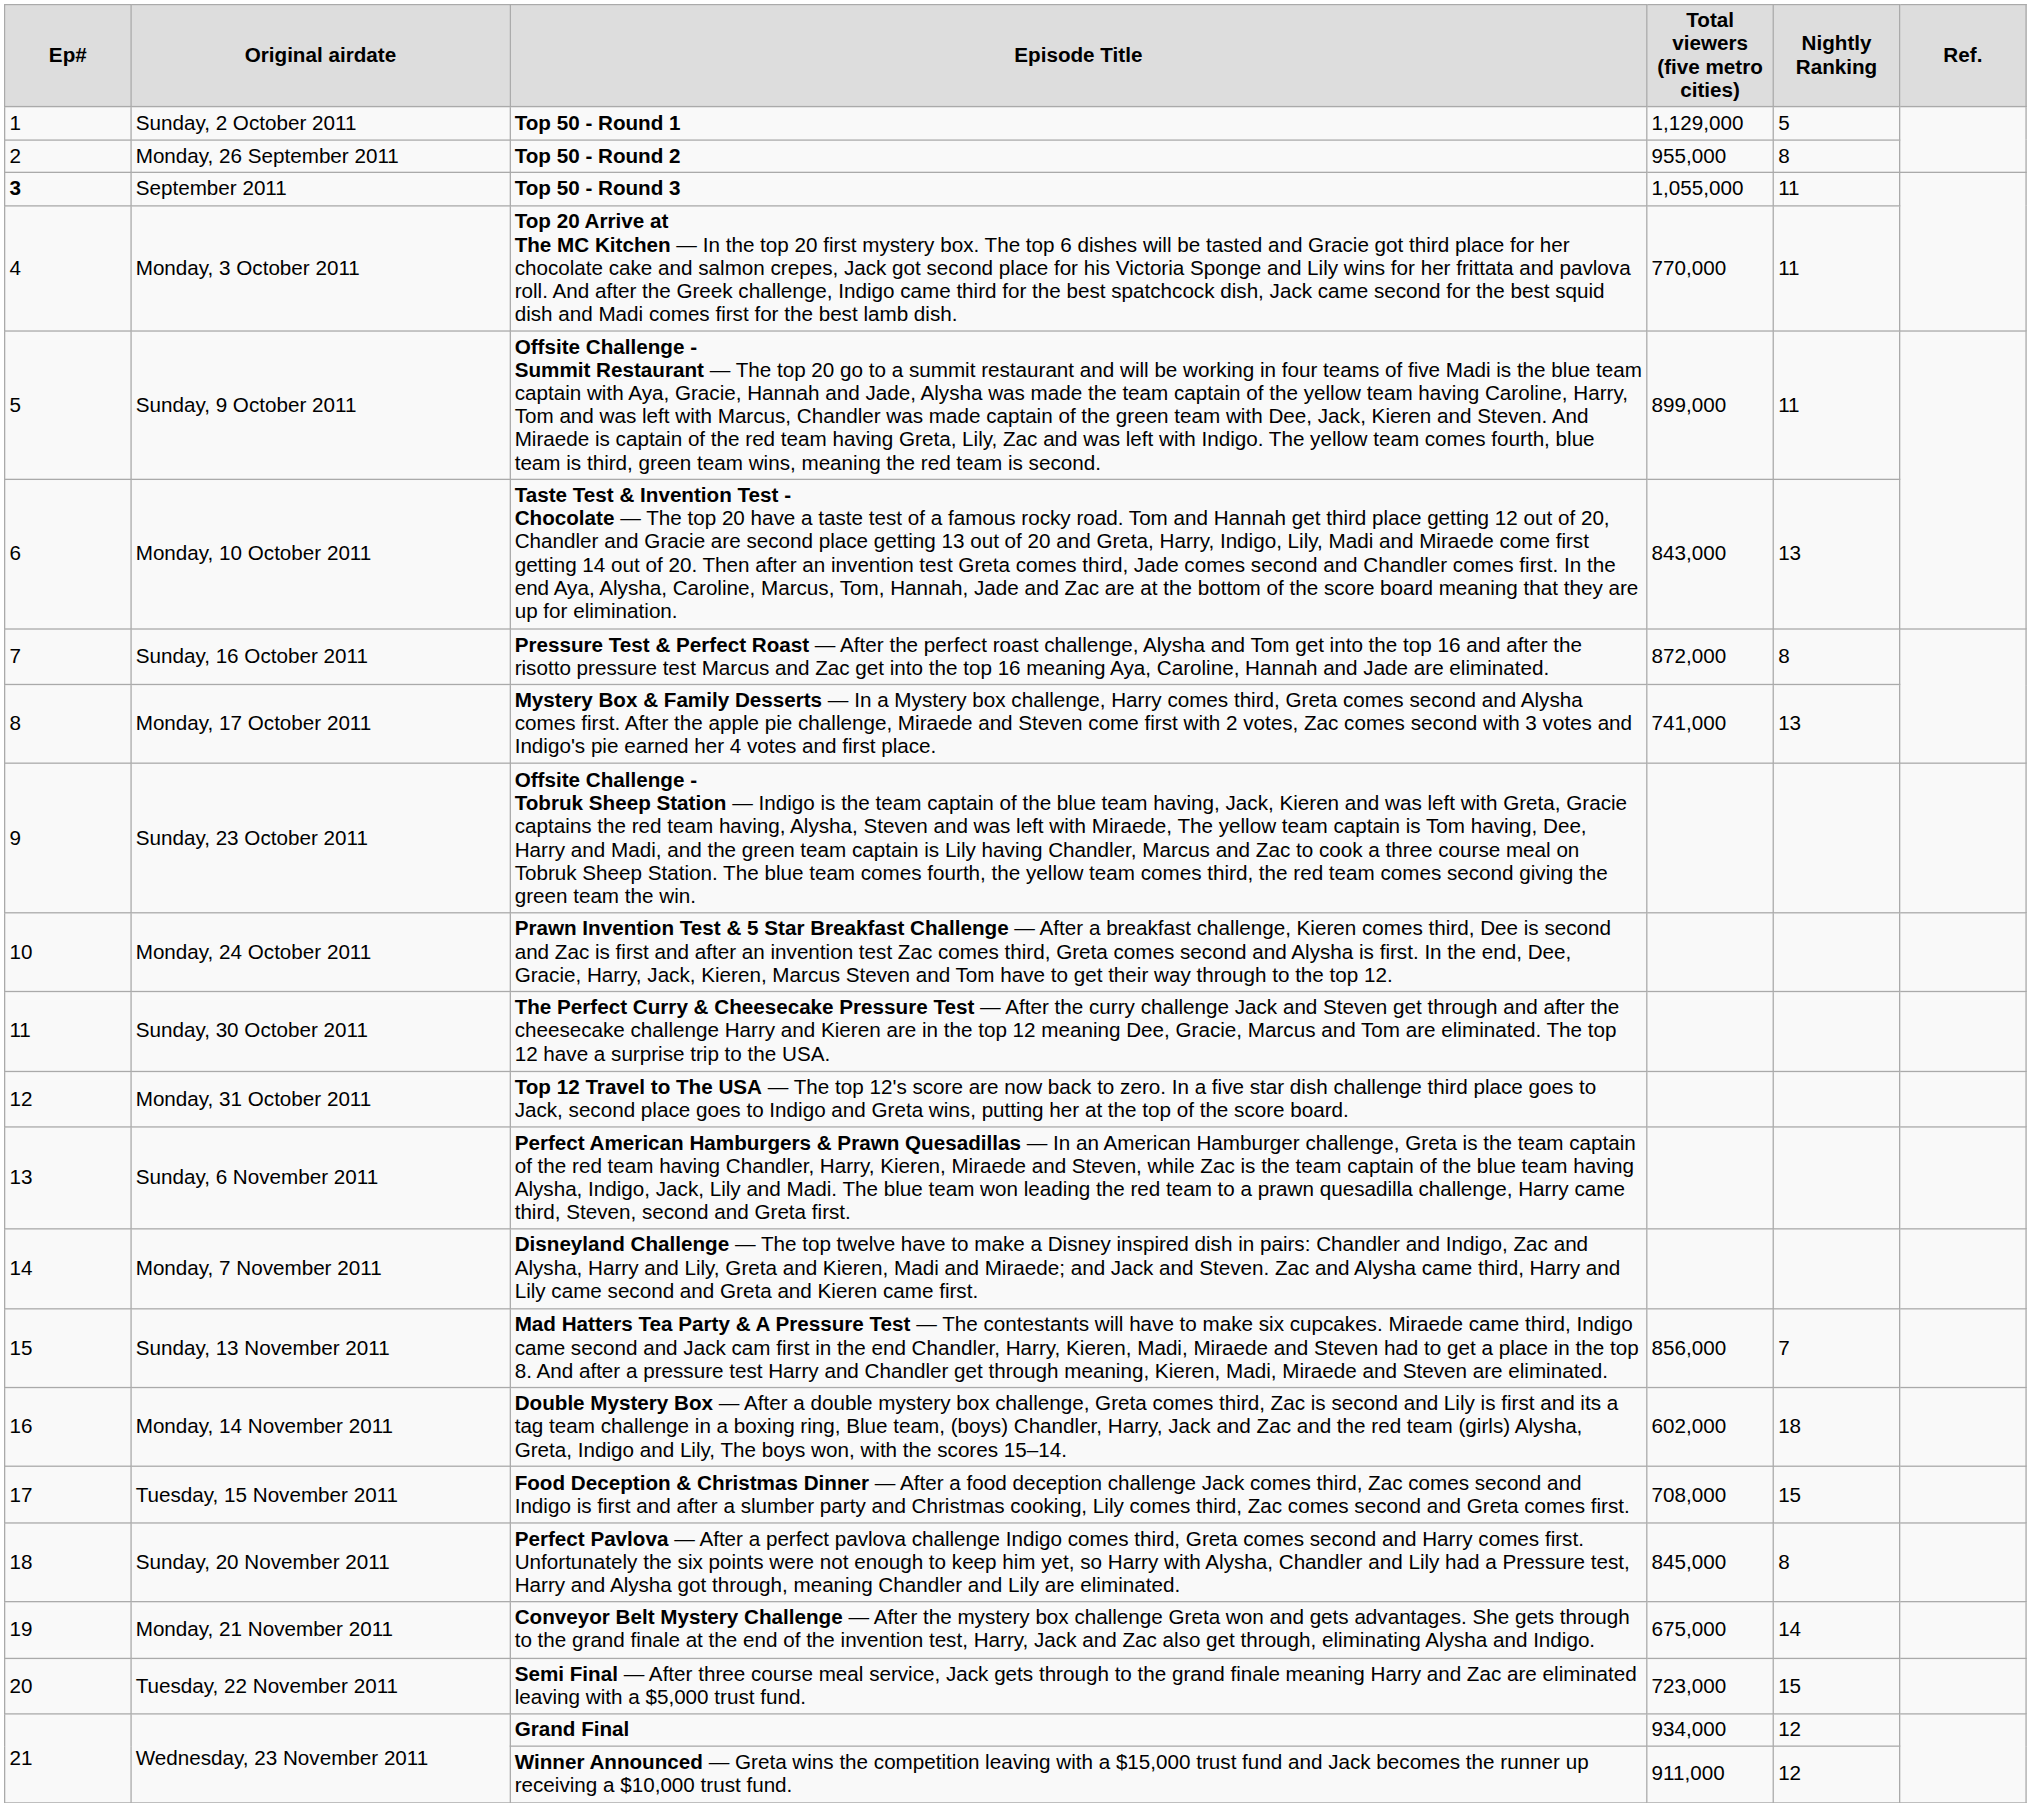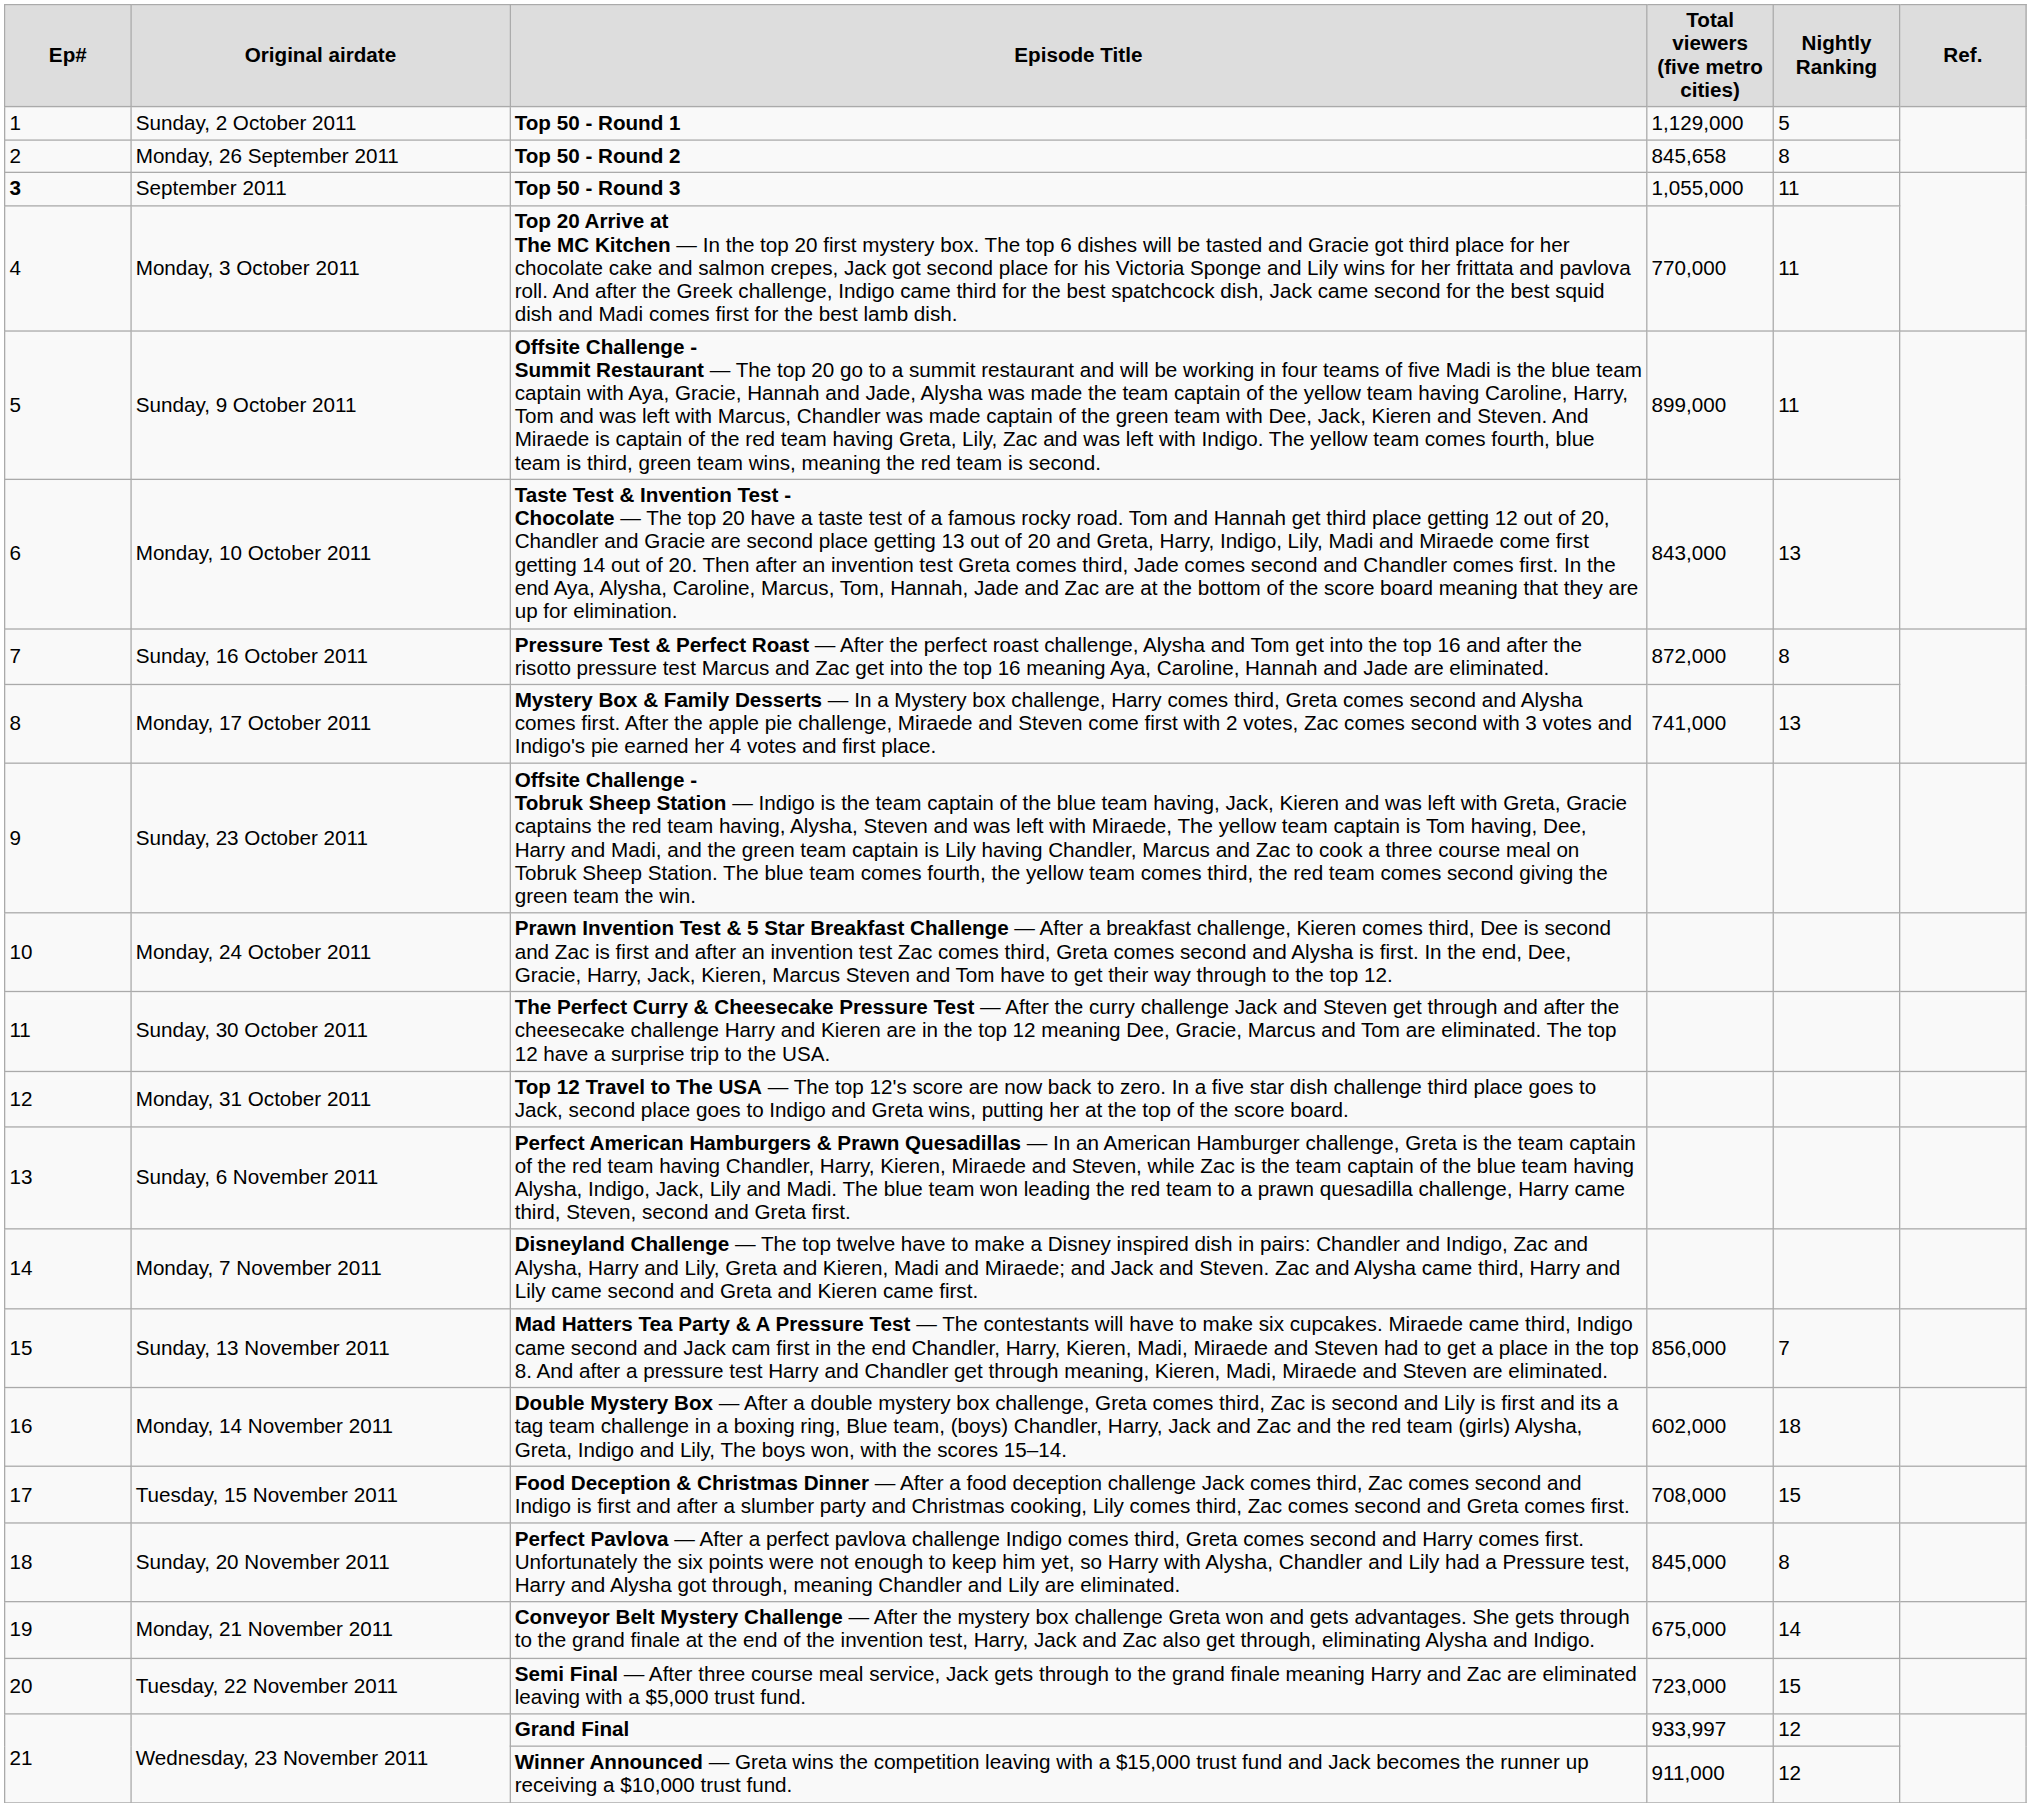(1689, 155) 955,000 -> (1689, 155) 845,658
(1689, 1729) 934,000 -> (1689, 1729) 933,997
